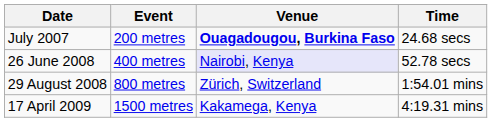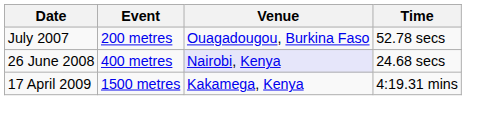(297, 39) bold -> (278, 39) normal
(436, 39) 24.68 secs -> (411, 39) 52.78 secs
(436, 61) 52.78 secs -> (411, 61) 24.68 secs
- row: (57, 84)
